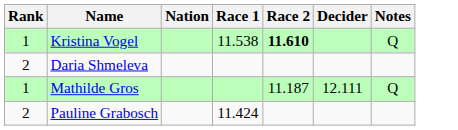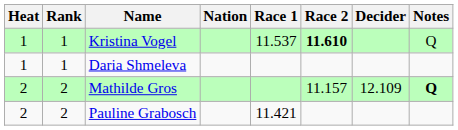+ column: (24, 16)
(238, 40) 11.538 -> (276, 40) 11.537
(26, 64) 2 -> (64, 64) 1
(26, 88) 1 -> (64, 88) 2
(288, 88) 11.187 -> (327, 88) 11.157
(342, 88) 12.111 -> (381, 88) 12.109
(393, 88) normal -> (431, 88) bold
(238, 112) 11.424 -> (276, 112) 11.421
